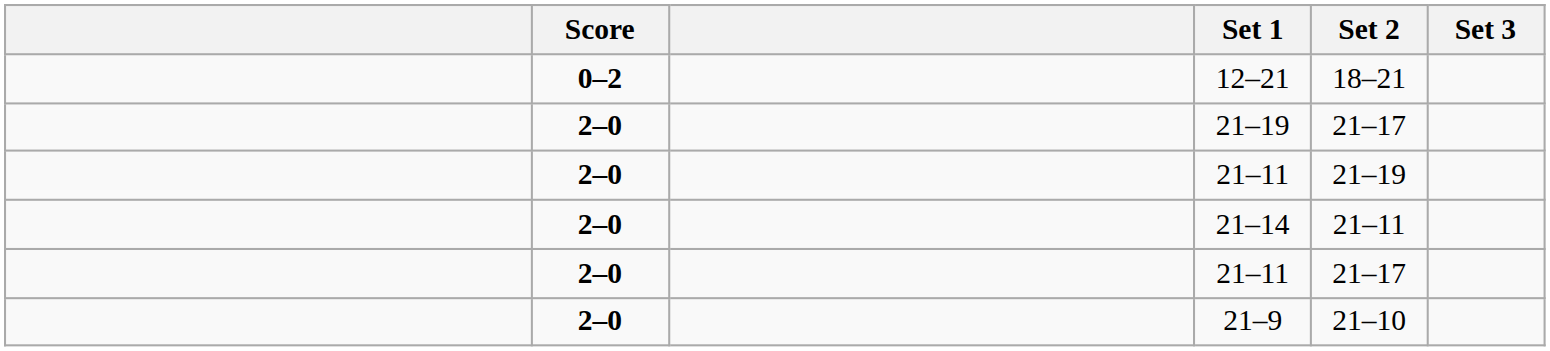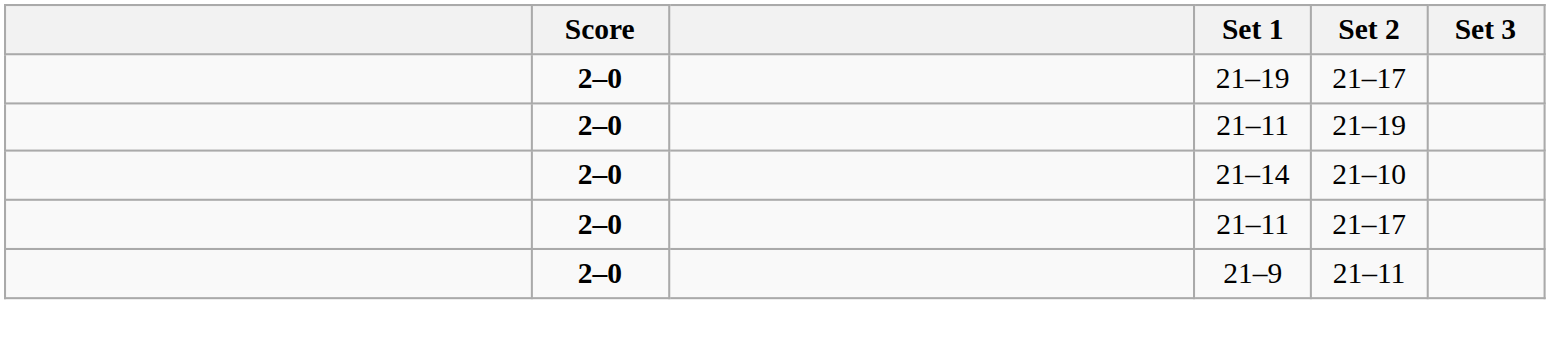- row: (600, 77)
(1369, 223) 21–11 -> (1369, 175) 21–10
(1369, 321) 21–10 -> (1369, 272) 21–11
